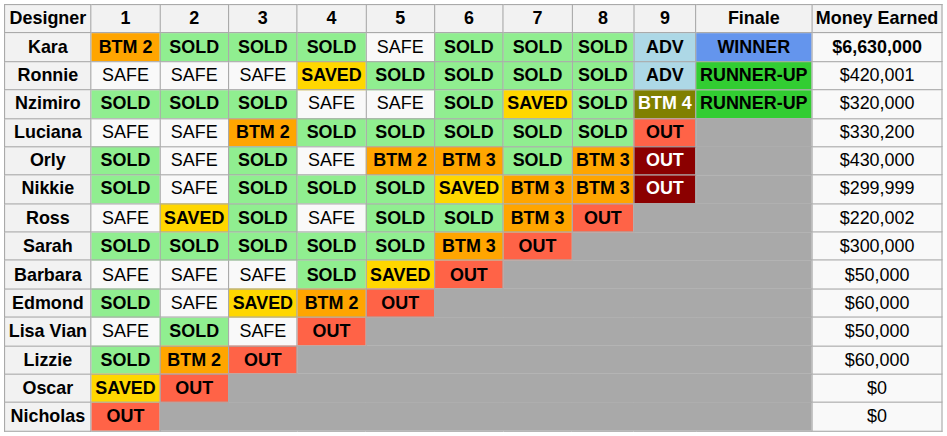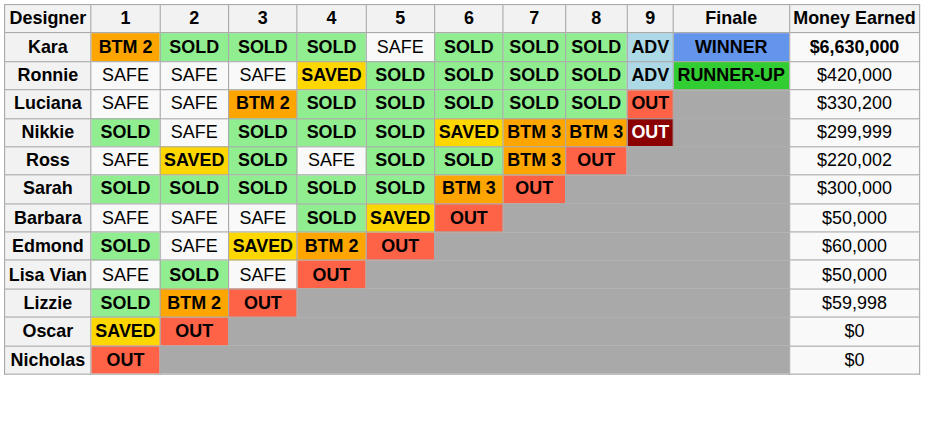(877, 75) $420,001 -> (854, 75) $420,000
- row: (48, 103)
- row: (48, 160)
(877, 359) $60,000 -> (854, 302) $59,998
